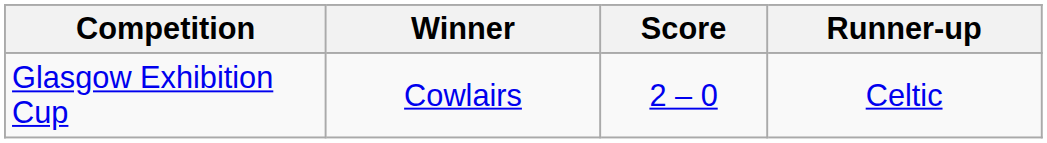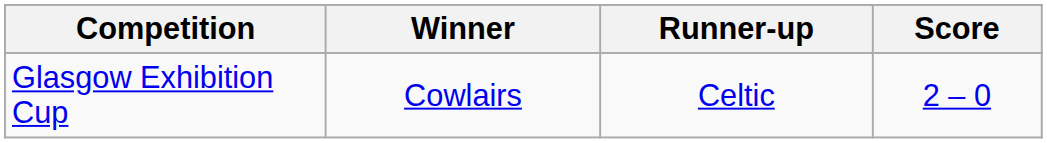columns swapped: (684, 28) <-> (904, 28)
